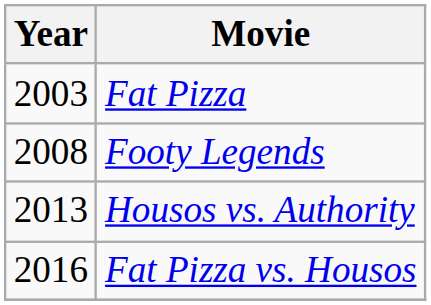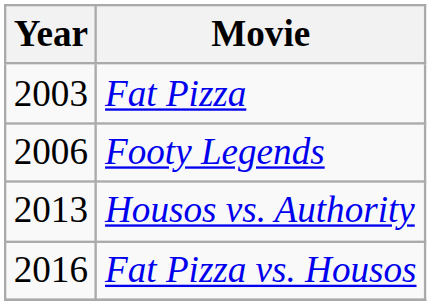(51, 151) 2008 -> (51, 151) 2006
